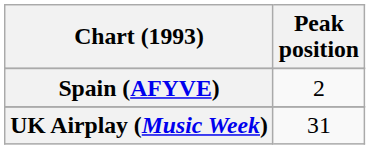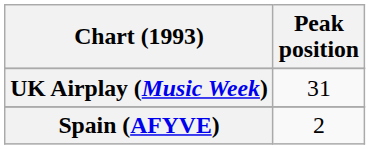rows swapped: (139, 87) <-> (139, 125)
